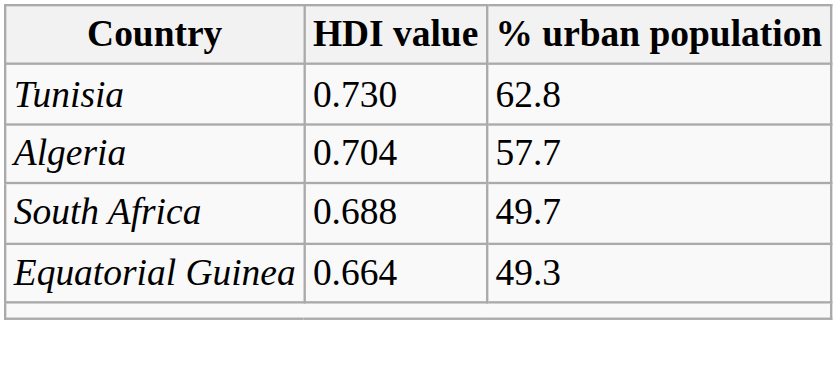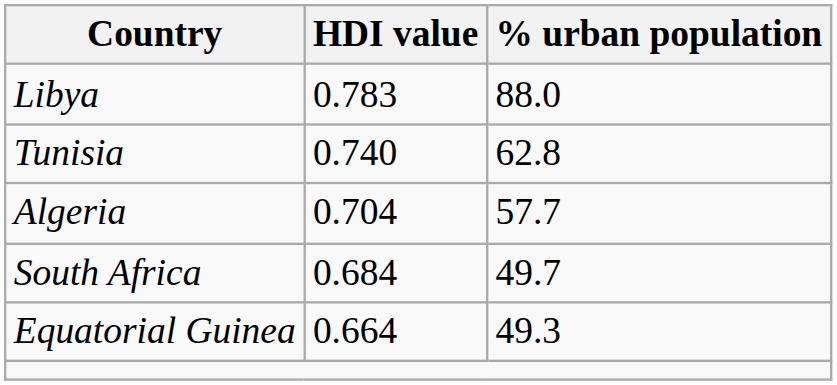+ row: (56, 93)
(355, 93) 0.730 -> (355, 152) 0.740
(355, 212) 0.688 -> (355, 271) 0.684
